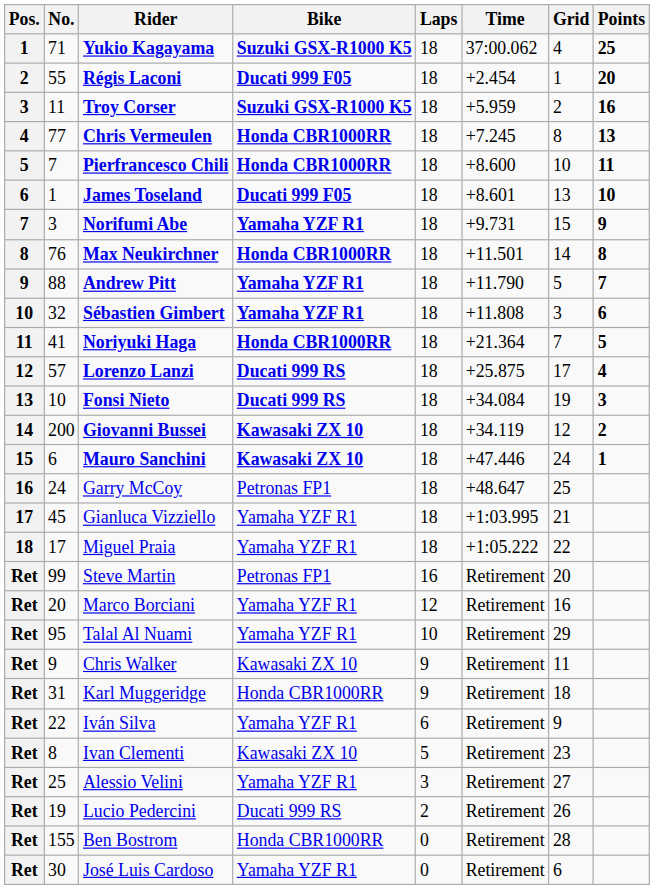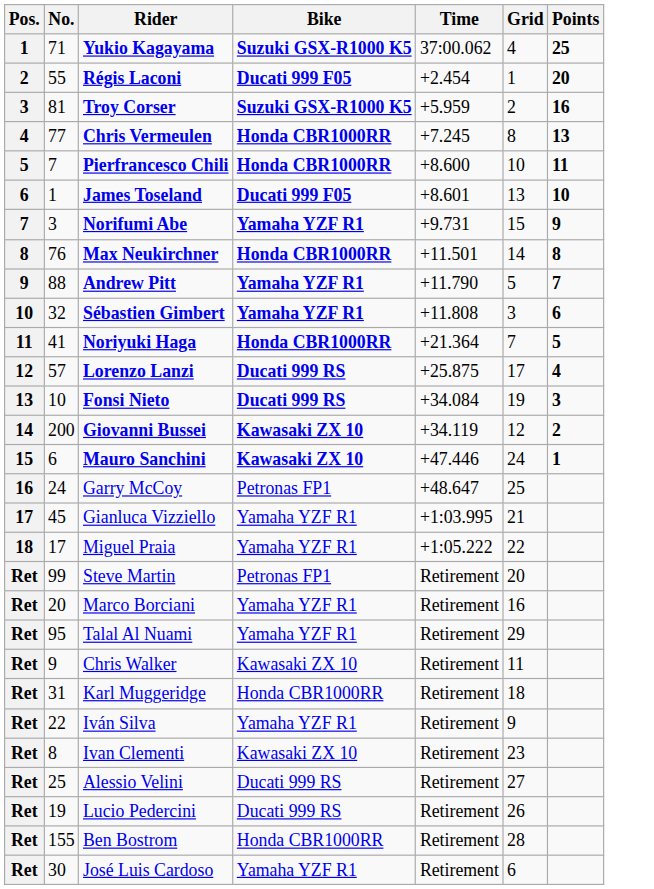- column: (439, 19)
(57, 107) 11 -> (57, 107) 81
(297, 781) Yamaha YZF R1 -> (289, 781) Ducati 999 RS
